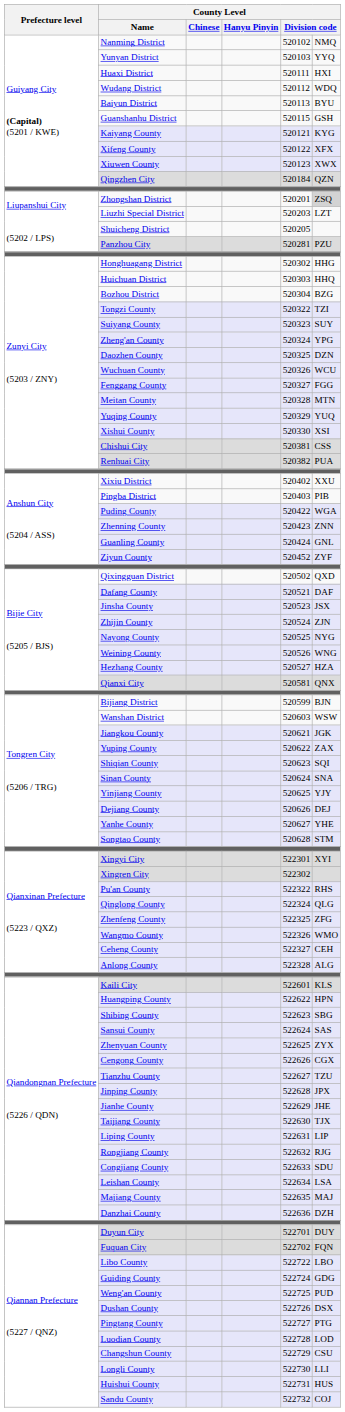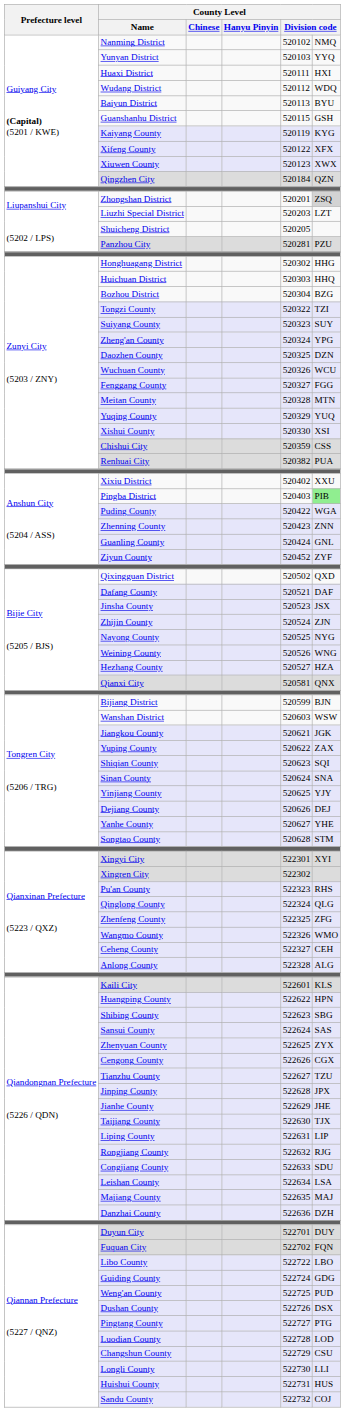(296, 134) 520121 -> (296, 134) 520119
(296, 446) 520381 -> (296, 446) 520359
(322, 496) no background -> (322, 496) lightgreen background
(296, 889) 522322 -> (296, 889) 522323
